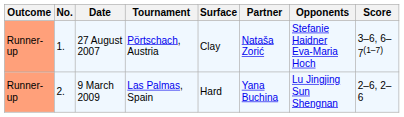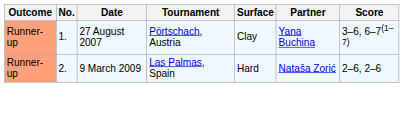- column: (323, 12)
(258, 46) Nataša Zorić -> (297, 37) Yana Buchina
(260, 91) Yana Buchina -> (307, 67) Nataša Zorić
